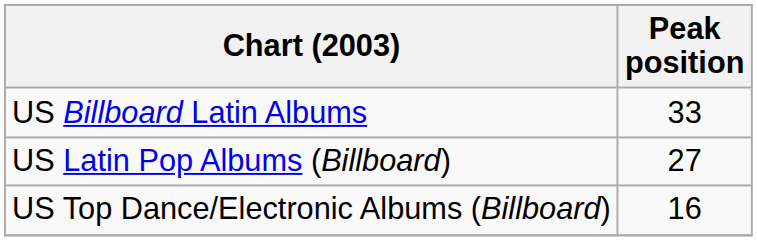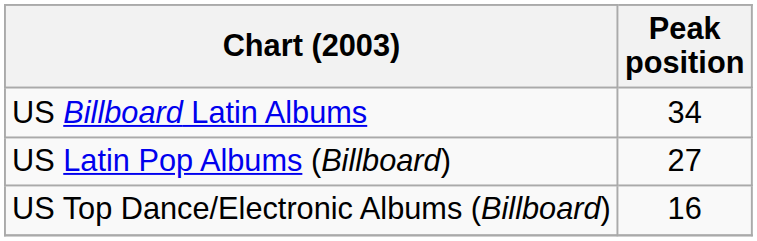(685, 112) 33 -> (685, 112) 34
